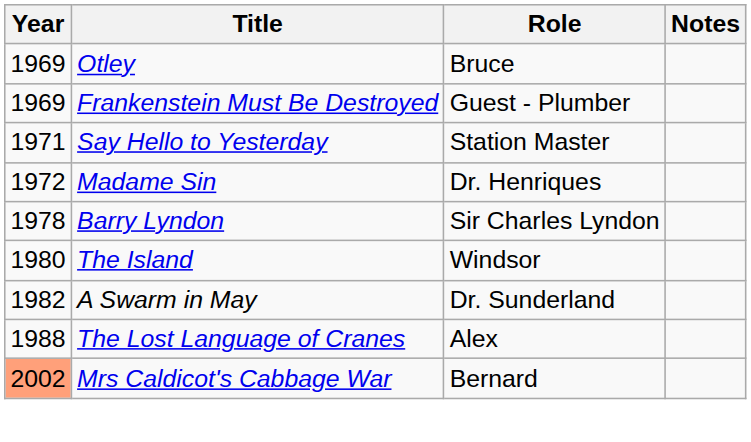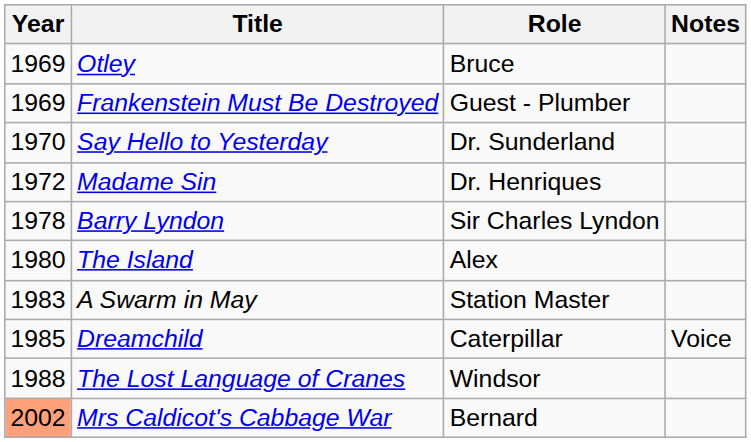(38, 142) 1971 -> (38, 142) 1970
(530, 142) Station Master -> (532, 142) Dr. Sunderland
(495, 260) Windsor -> (474, 260) Alex
(38, 299) 1982 -> (38, 299) 1983
(532, 299) Dr. Sunderland -> (530, 299) Station Master
+ row: (140, 338)
(474, 338) Alex -> (495, 378) Windsor
